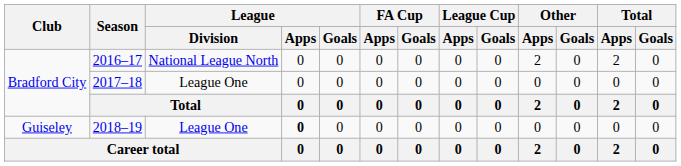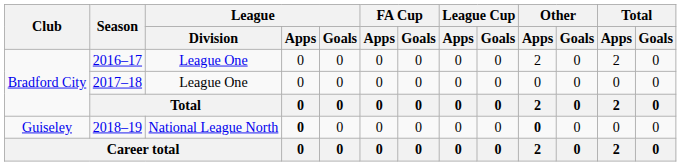(213, 60) National League North -> (213, 60) League One
(213, 127) League One -> (213, 127) National League North
(538, 127) normal -> (538, 127) bold
